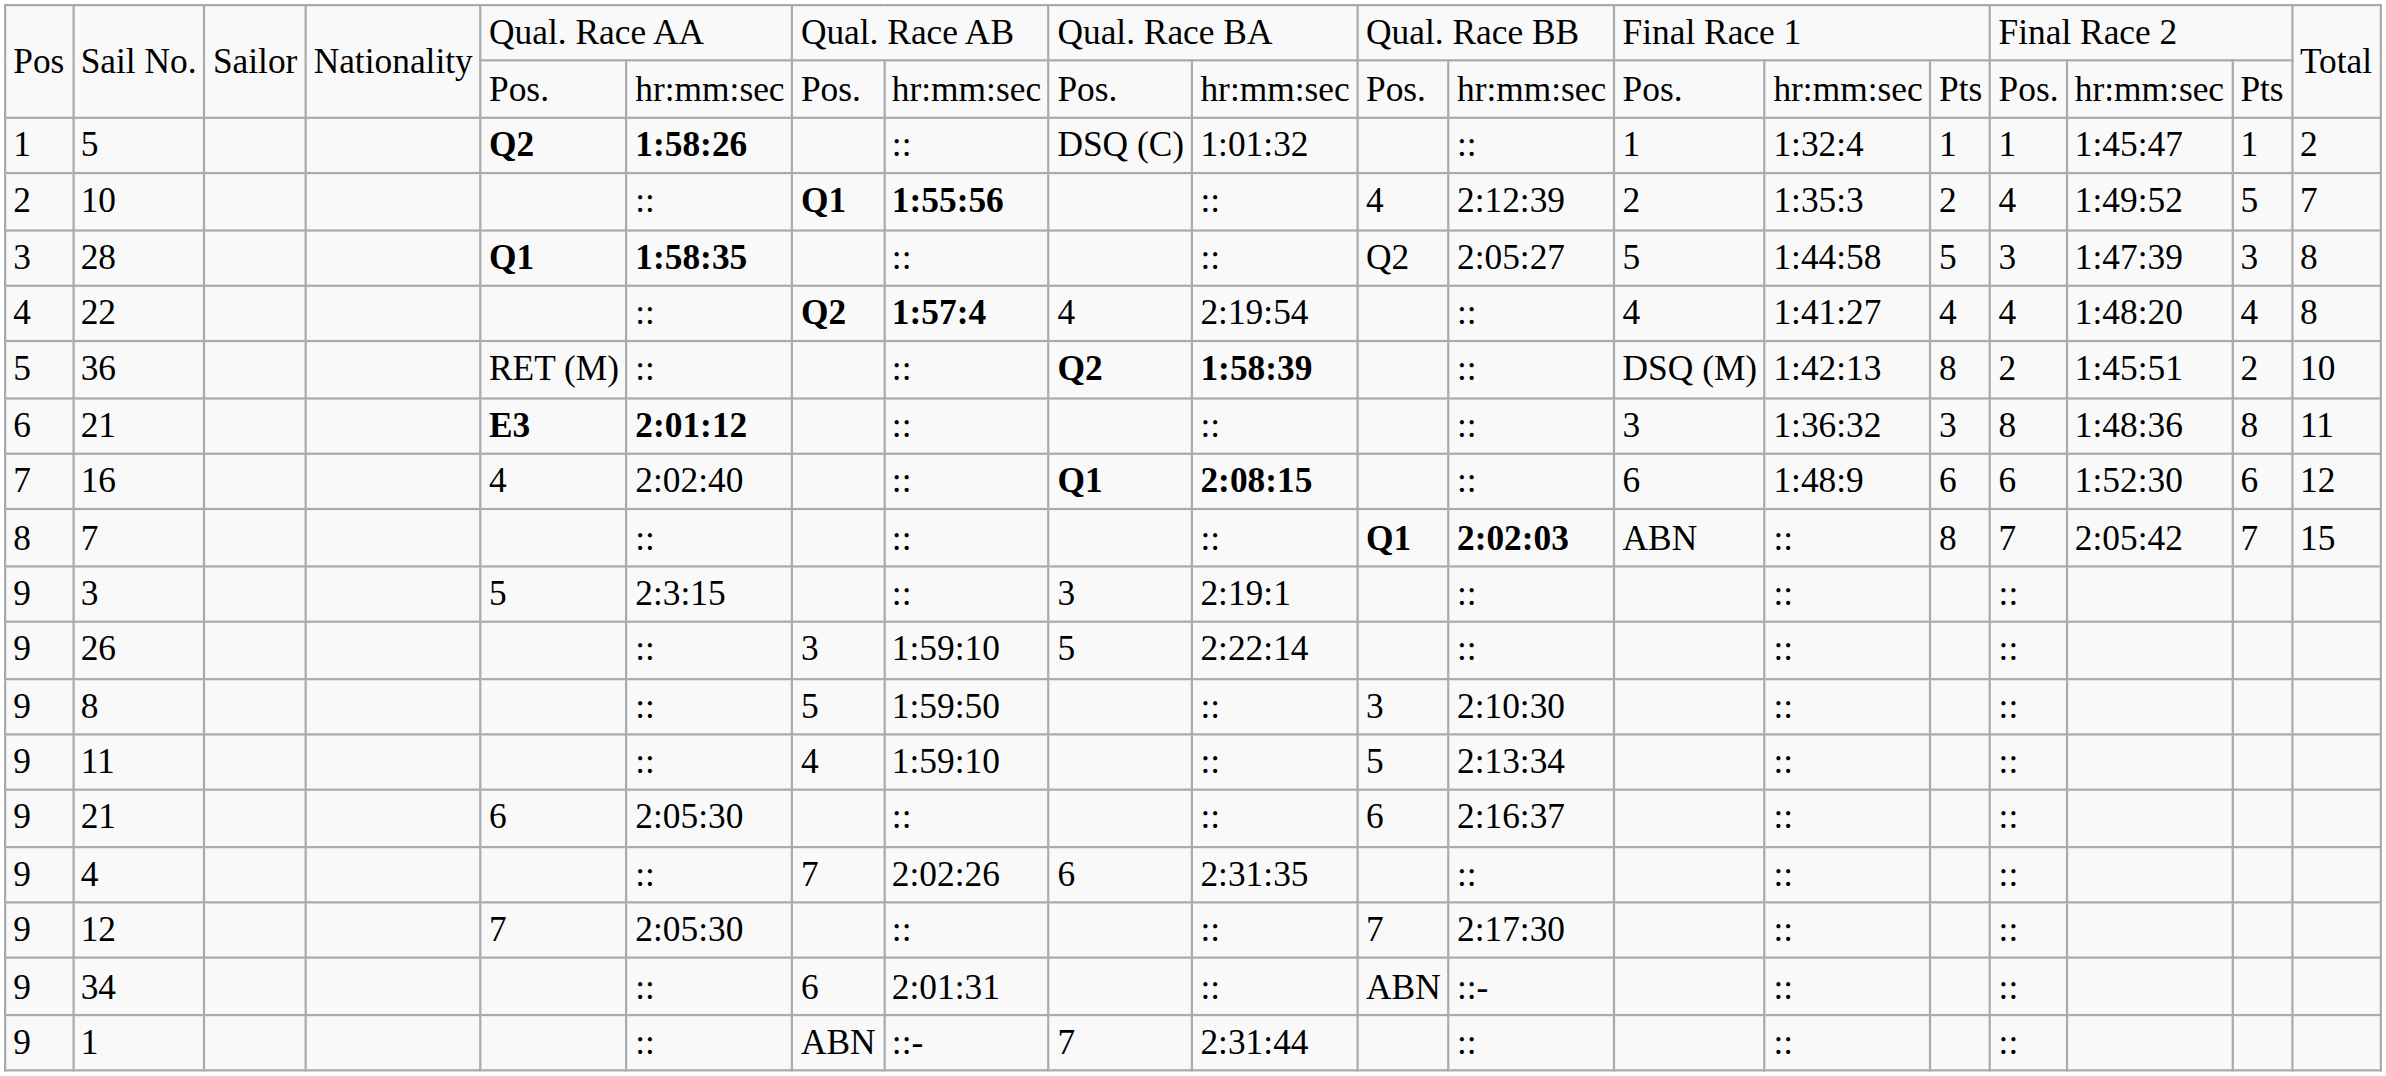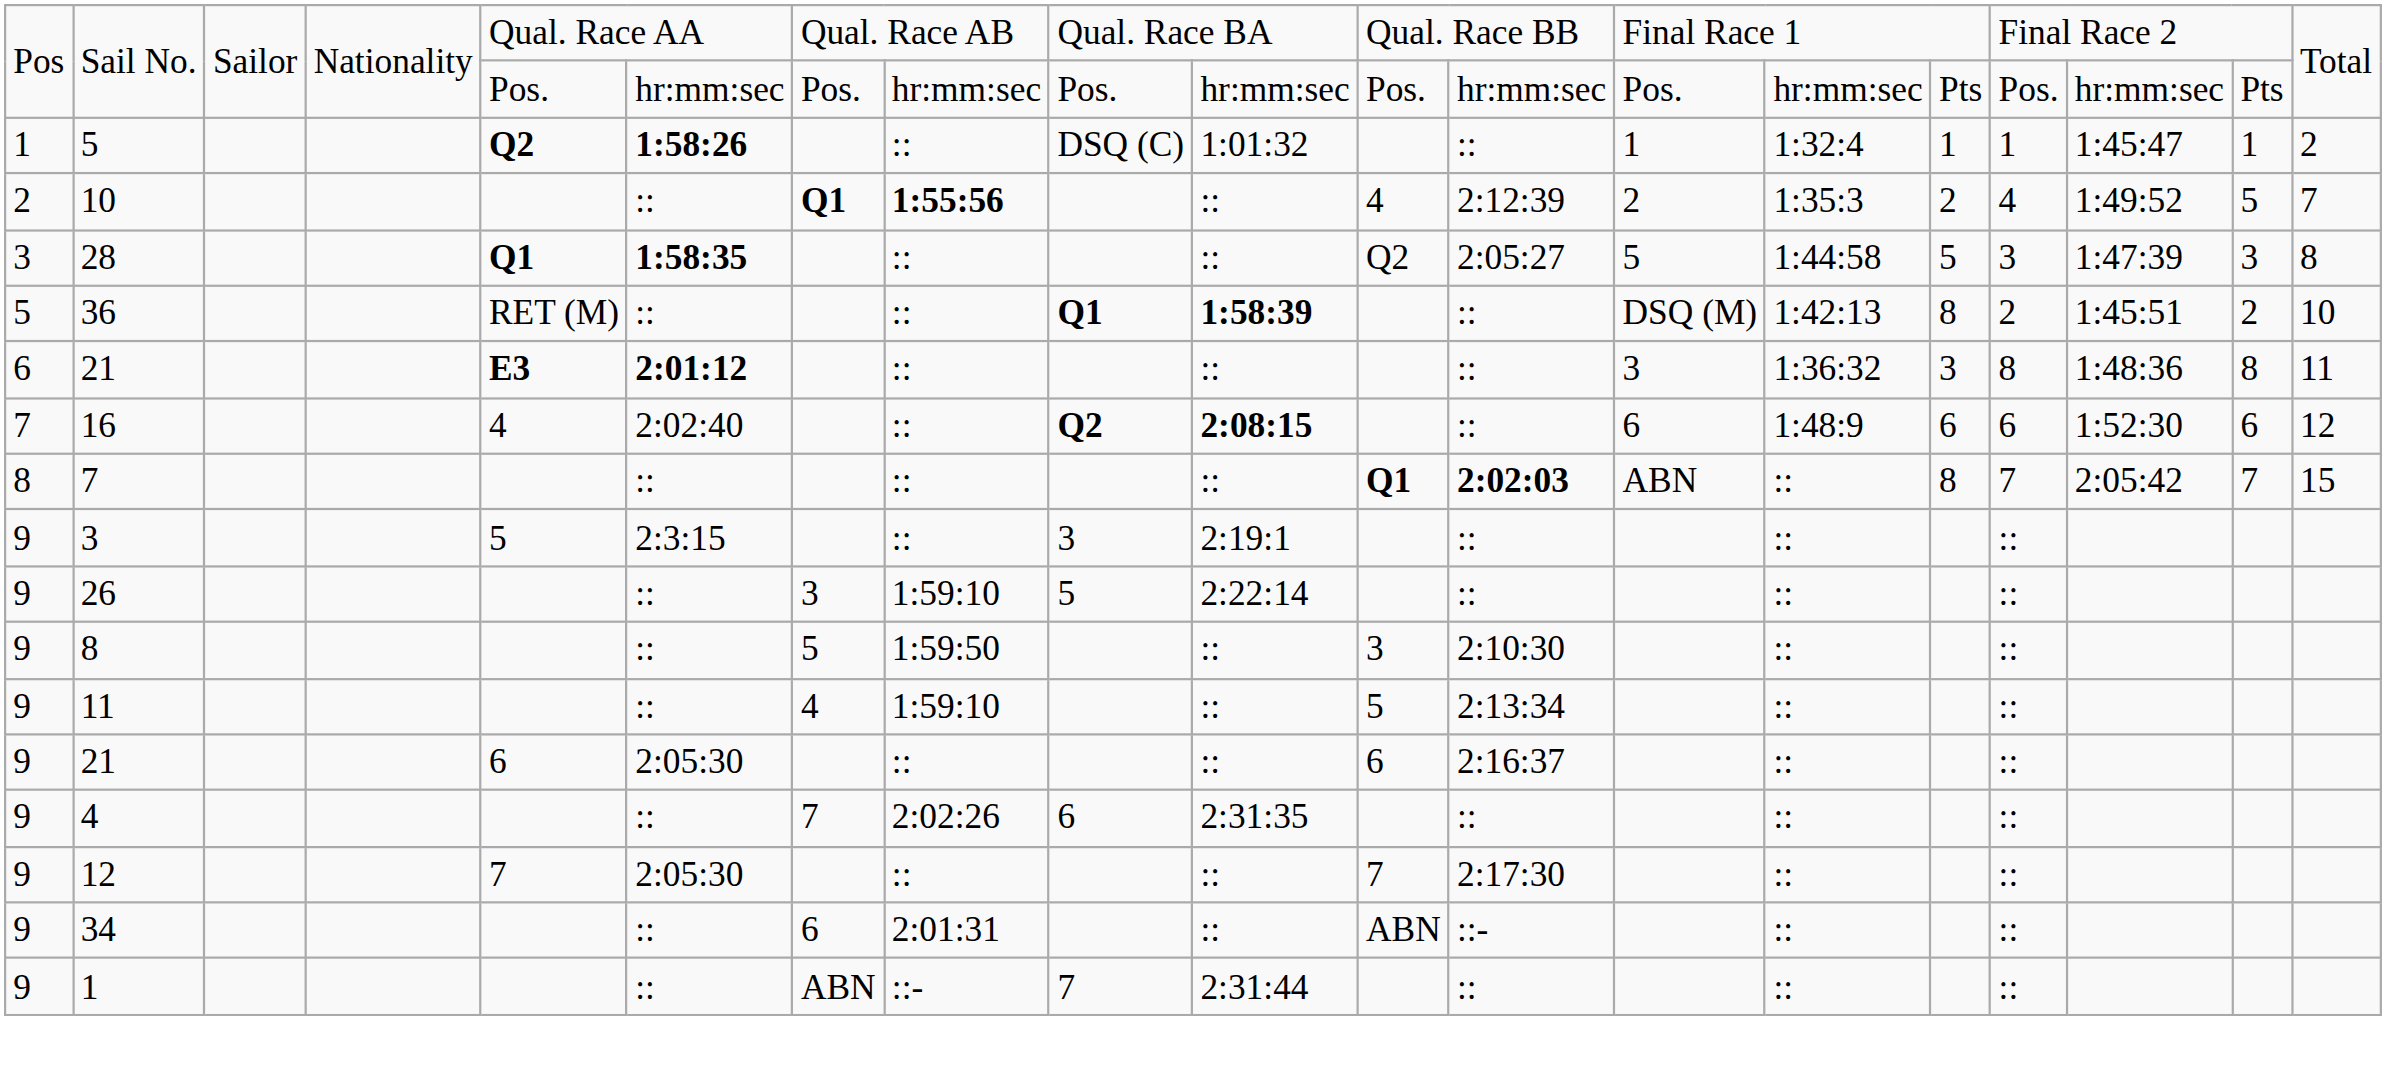- row: (22, 312)
(1080, 369) Q2 -> (1080, 312) Q1
(1080, 481) Q1 -> (1080, 425) Q2
